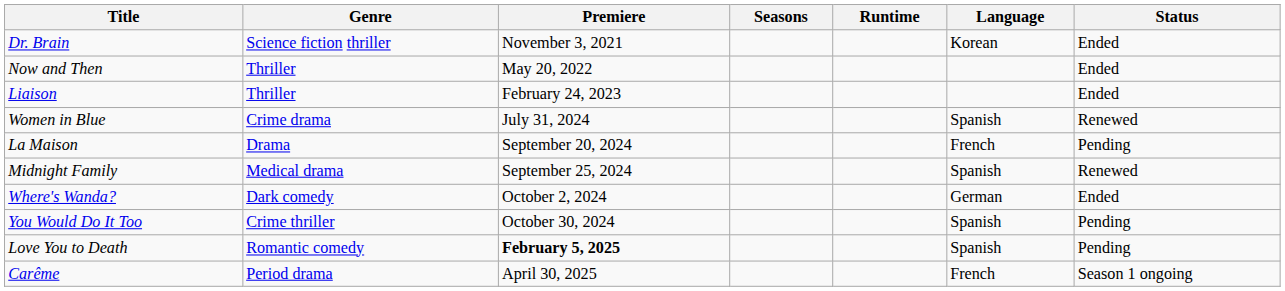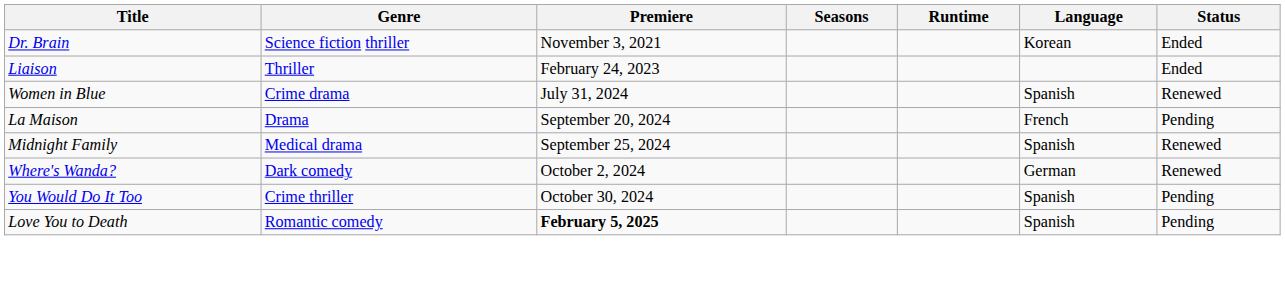- row: (55, 68)
(1098, 196) Ended -> (1191, 171) Renewed
- row: (34, 273)
